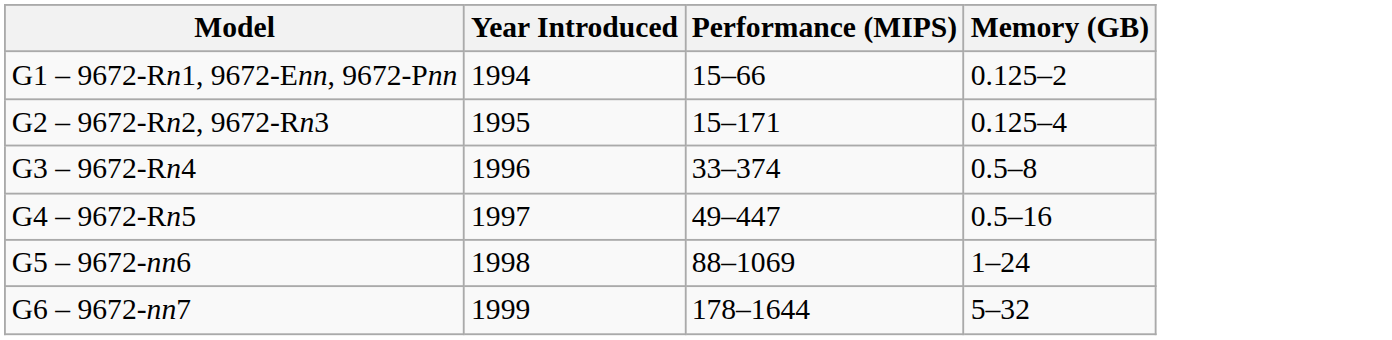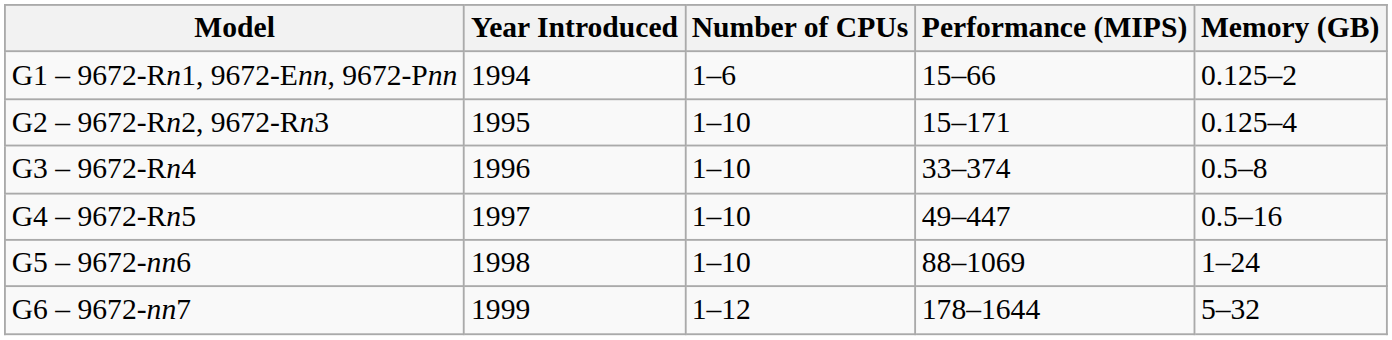+ column: (800, 27)
